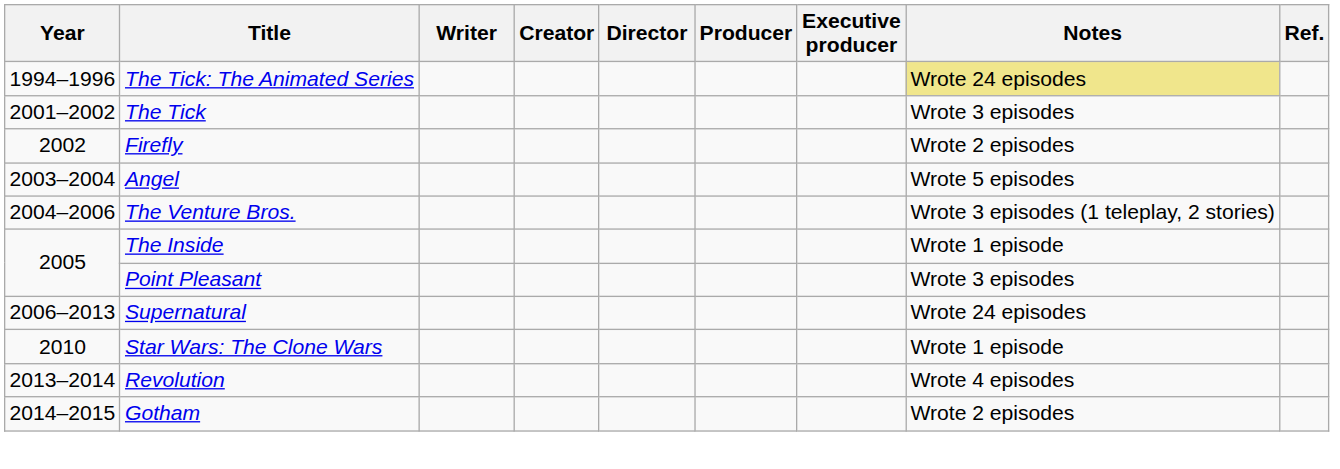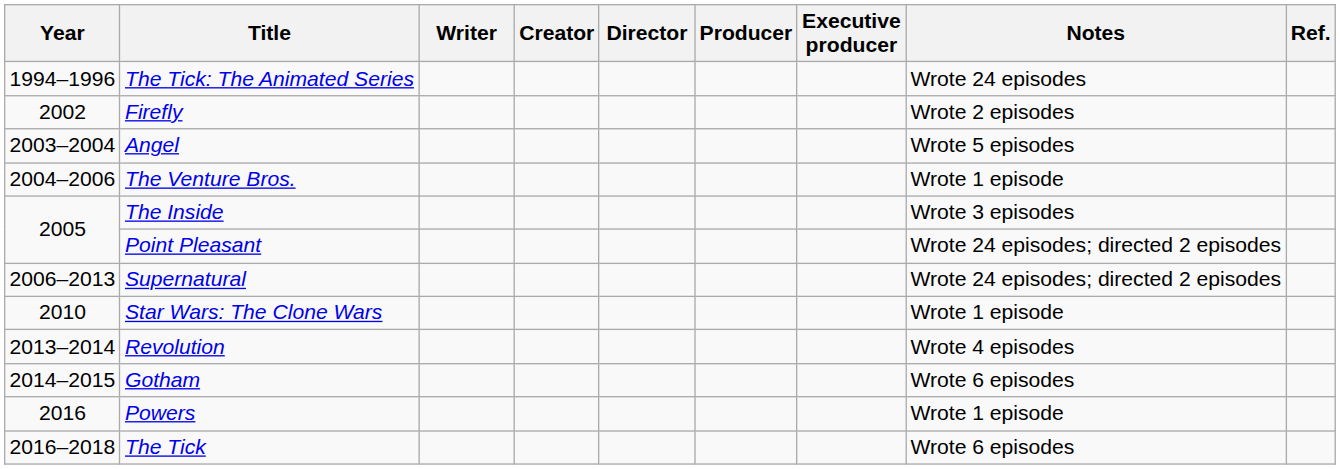(998, 78) khaki background -> (998, 78) no background
- row: (62, 111)
(1093, 212) Wrote 3 episodes (1 teleplay, 2 stories) -> (987, 178) Wrote 1 episode
(987, 245) Wrote 1 episode -> (992, 212) Wrote 3 episodes
(992, 279) Wrote 3 episodes -> (1096, 245) Wrote 24 episodes; directed 2 episodes
(998, 312) Wrote 24 episodes -> (1096, 279) Wrote 24 episodes; directed 2 episodes
(992, 413) Wrote 2 episodes -> (992, 379) Wrote 6 episodes
+ row: (62, 413)
+ row: (62, 446)
